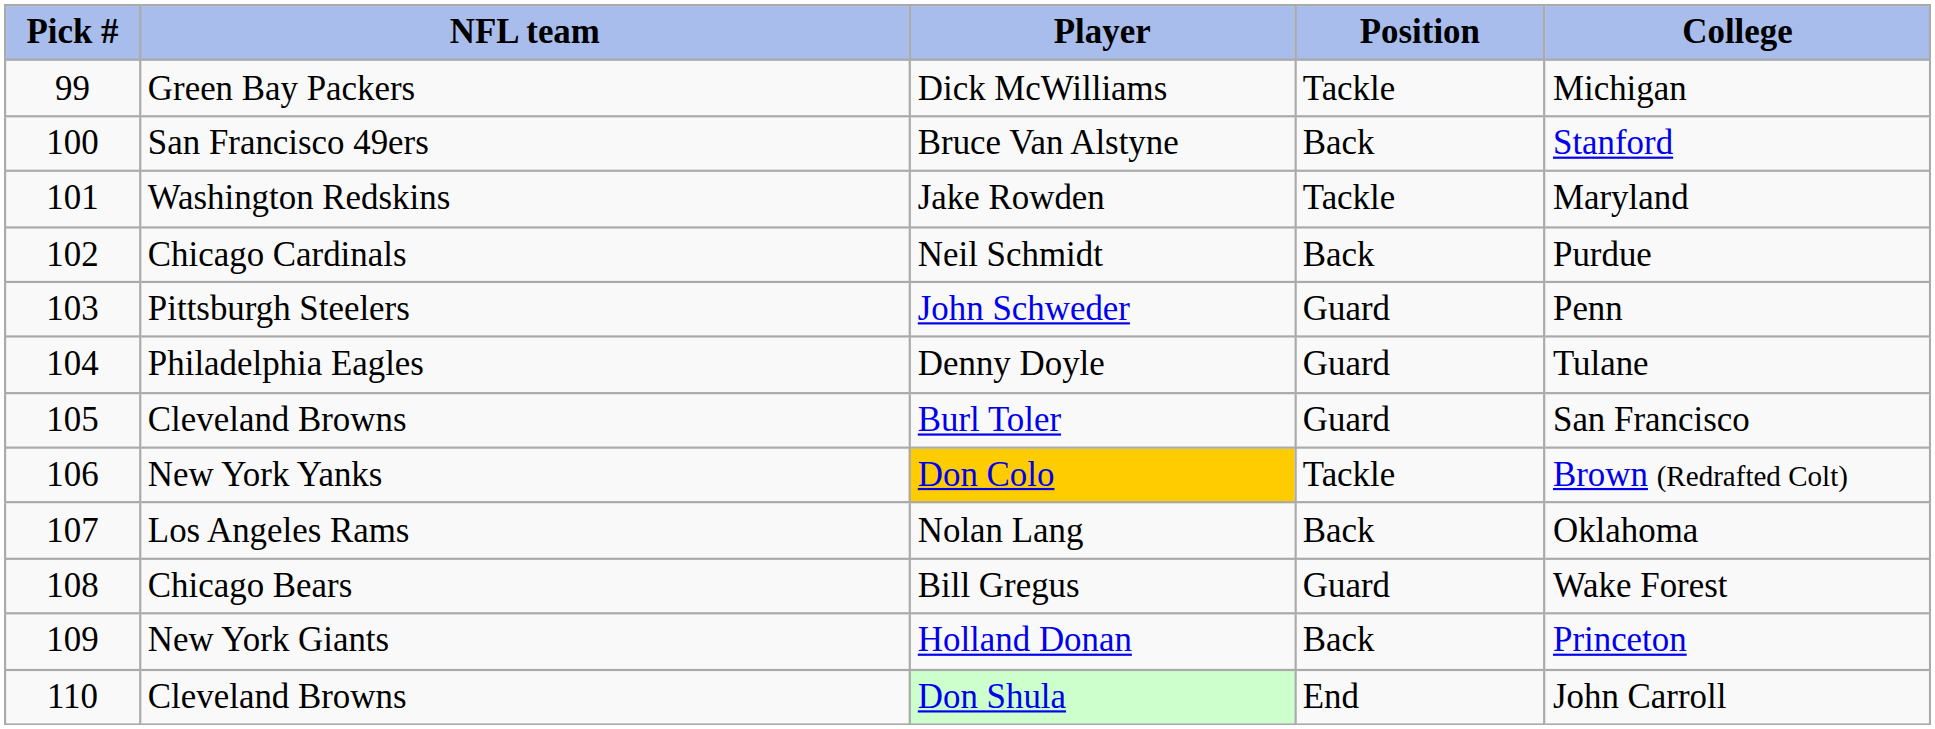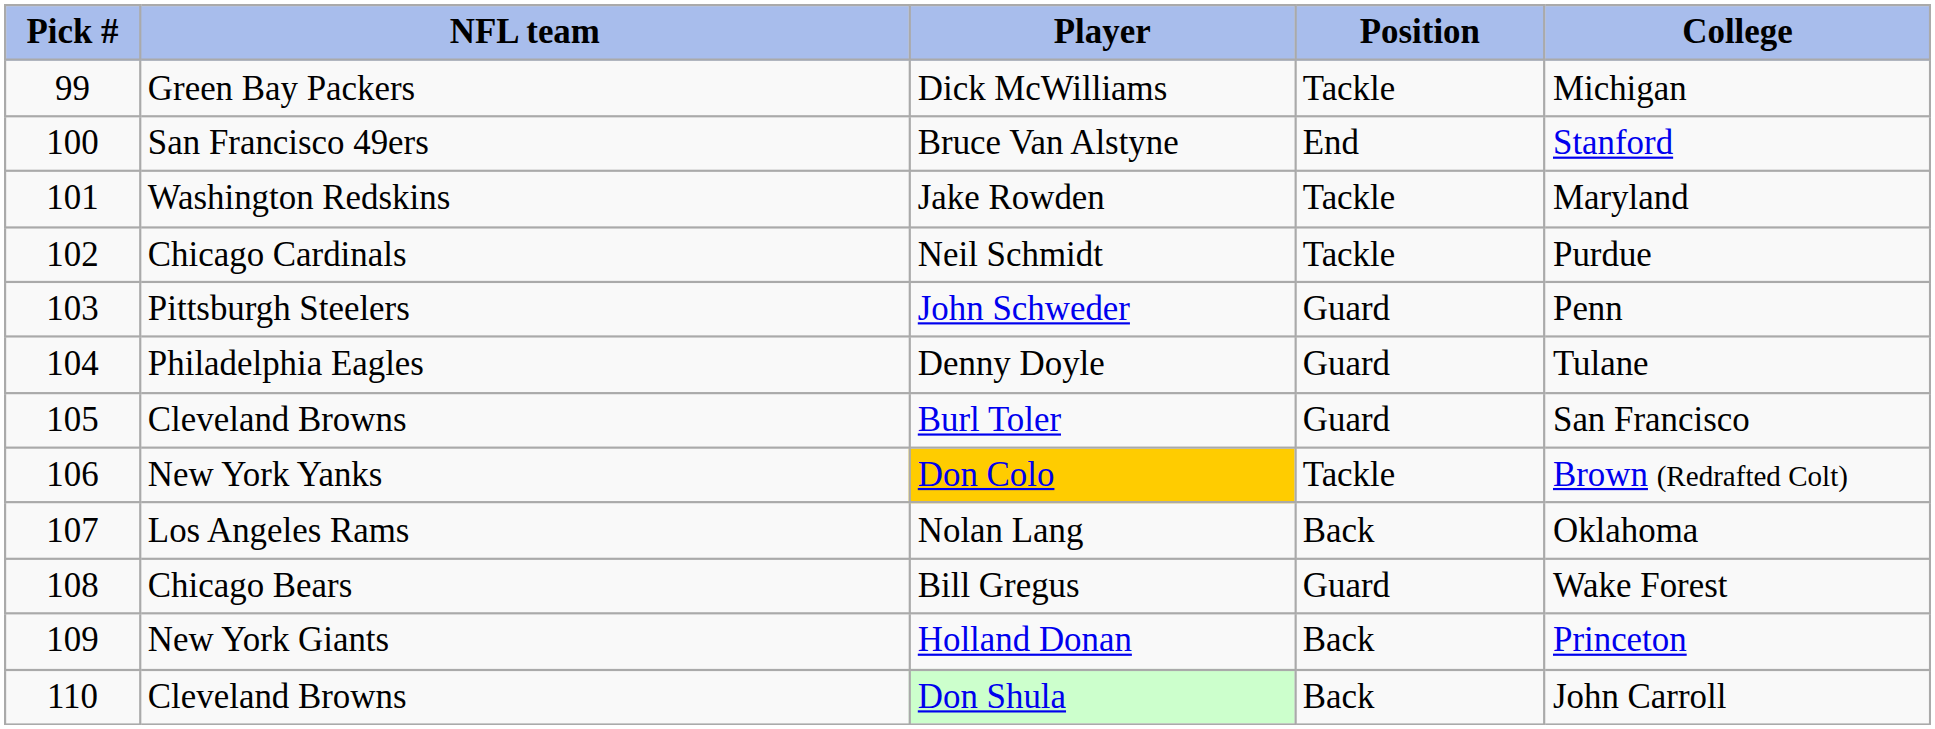(1339, 142) Back -> (1331, 142) End
(1339, 253) Back -> (1349, 253) Tackle
(1331, 695) End -> (1339, 695) Back
